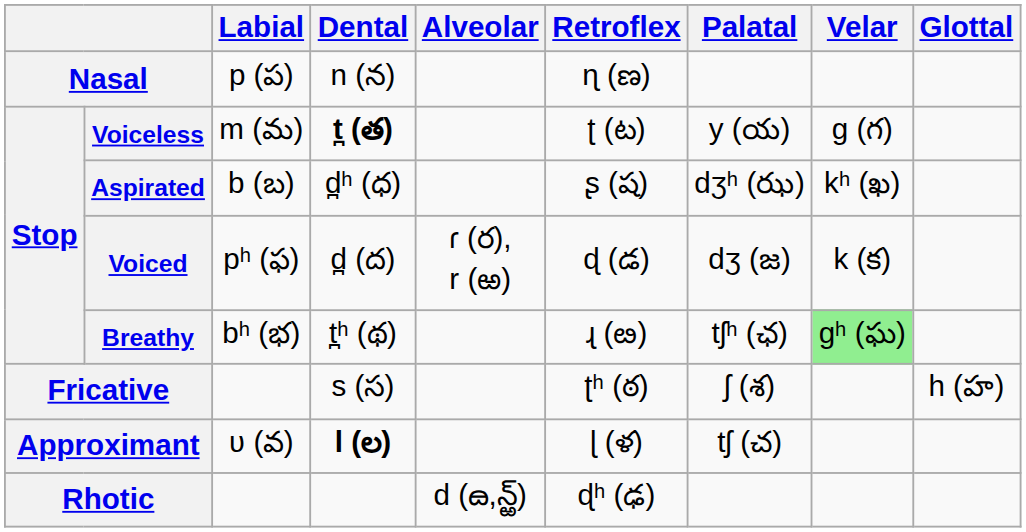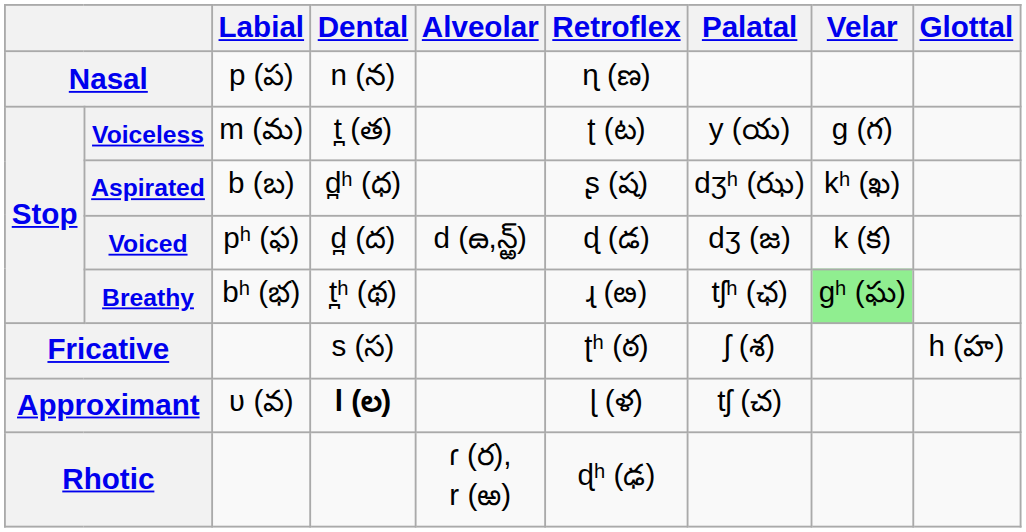(363, 129) bold -> (363, 129) normal
(480, 258) ɾ (ర), r (ఱ) -> (480, 237) d (ౚ,న్ఱ్)
(480, 496) d (ౚ,న్ఱ్) -> (480, 475) ɾ (ర), r (ఱ)
